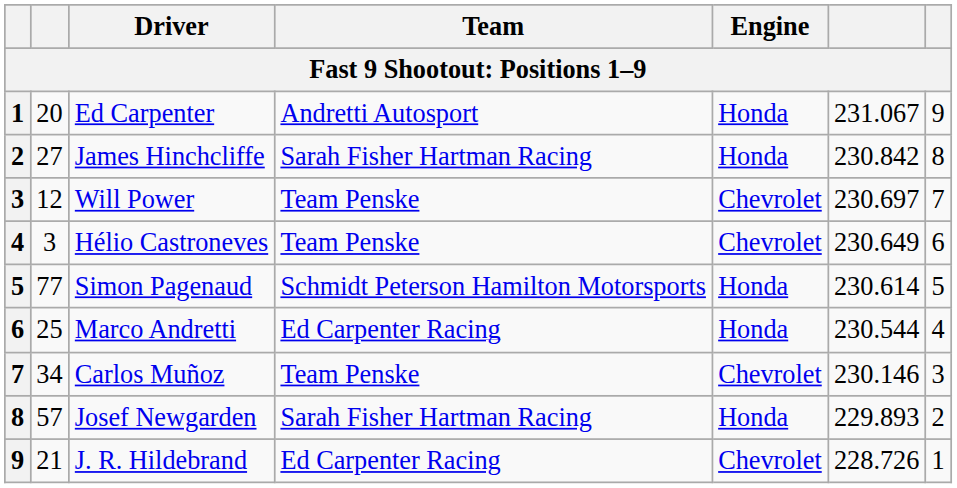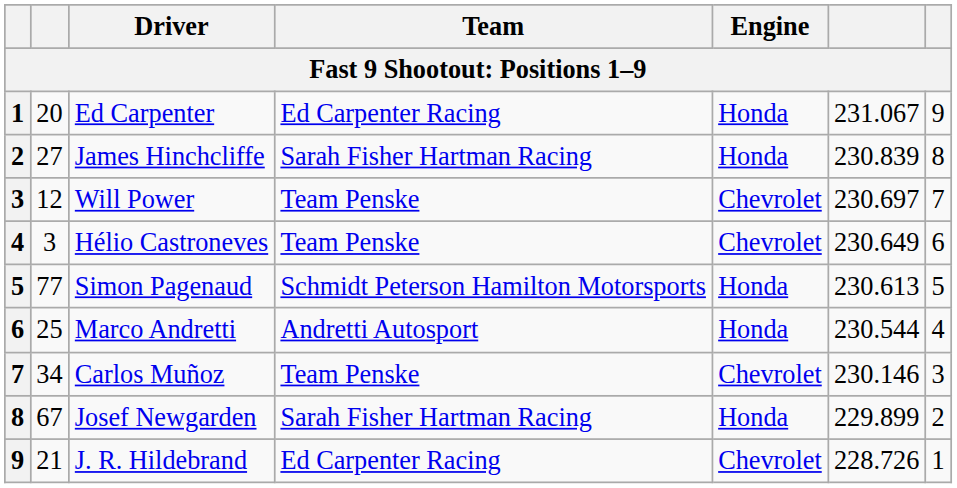(379, 113) Andretti Autosport -> (391, 113) Ed Carpenter Racing
(877, 156) 230.842 -> (877, 156) 230.839
(877, 286) 230.614 -> (877, 286) 230.613
(391, 329) Ed Carpenter Racing -> (379, 329) Andretti Autosport
(49, 416) 57 -> (49, 416) 67
(877, 416) 229.893 -> (877, 416) 229.899
